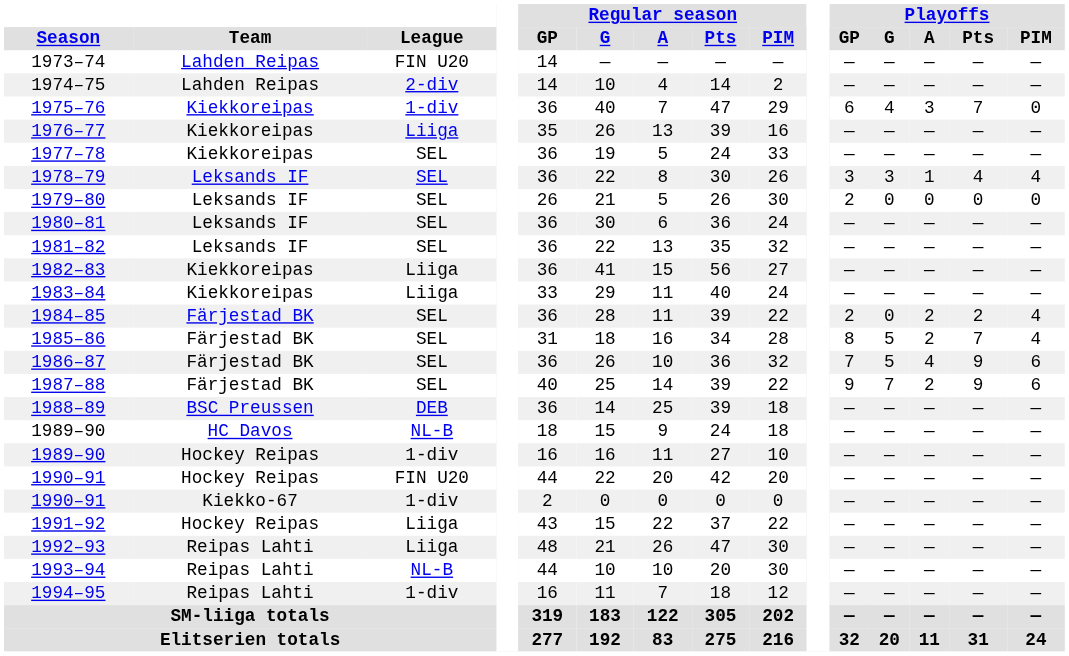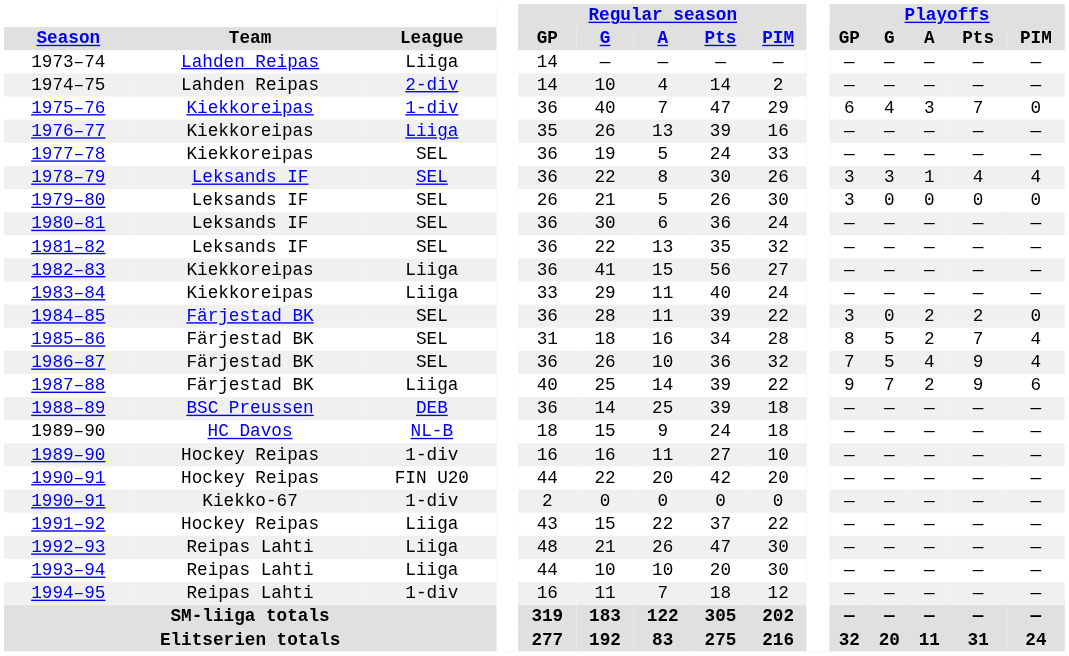(432, 62) FIN U20 -> (432, 62) Liiga
(849, 201) 2 -> (849, 201) 3
(849, 316) 2 -> (849, 316) 3
(1036, 316) 4 -> (1036, 316) 0
(1036, 362) 6 -> (1036, 362) 4
(432, 385) SEL -> (432, 385) Liiga
(432, 570) NL-B -> (432, 570) Liiga
